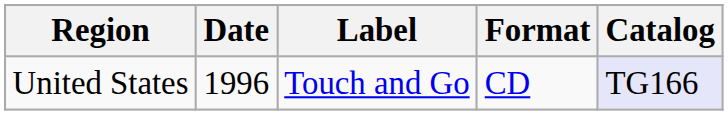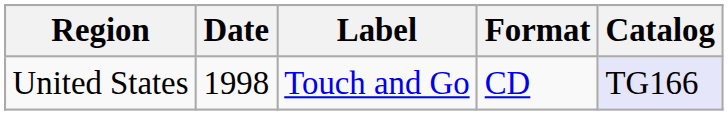(236, 82) 1996 -> (236, 82) 1998
